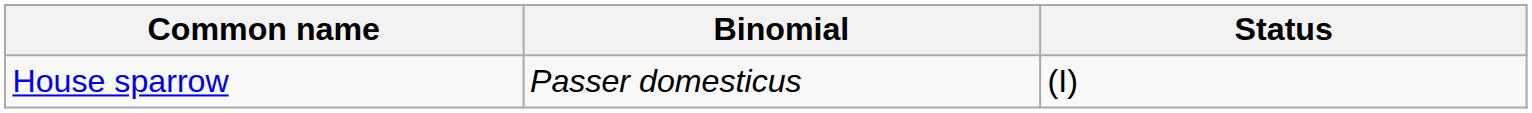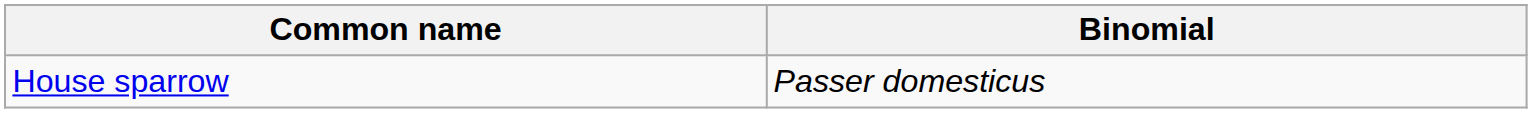- column: (1284, 30)
